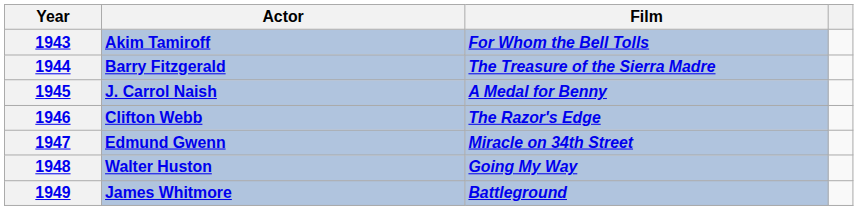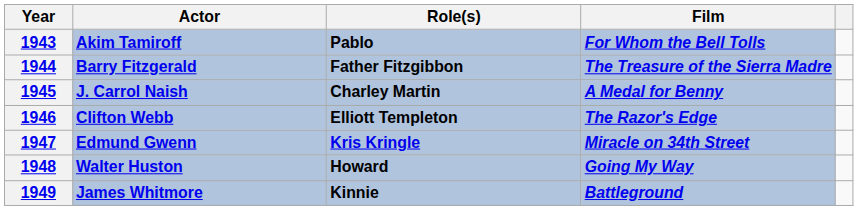+ column: (454, 17)
